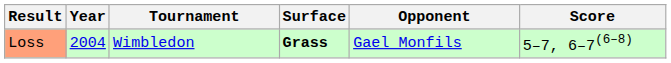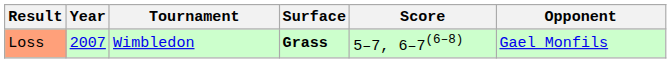columns swapped: (434, 17) <-> (592, 17)
(88, 43) 2004 -> (88, 43) 2007
